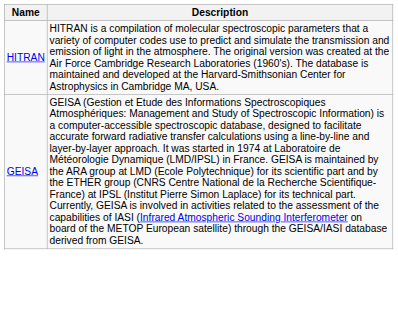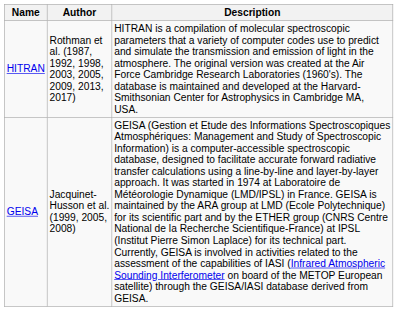+ column: (80, 12)
